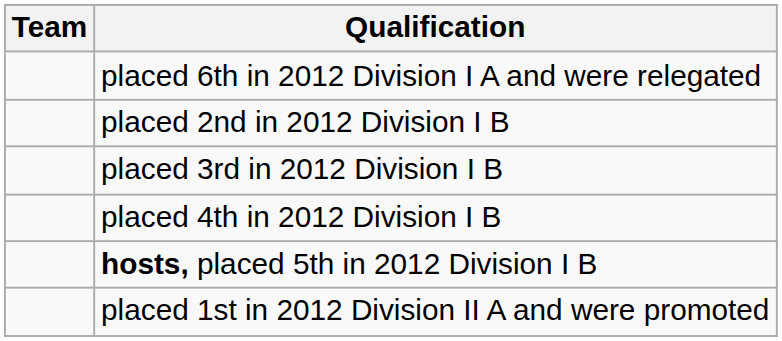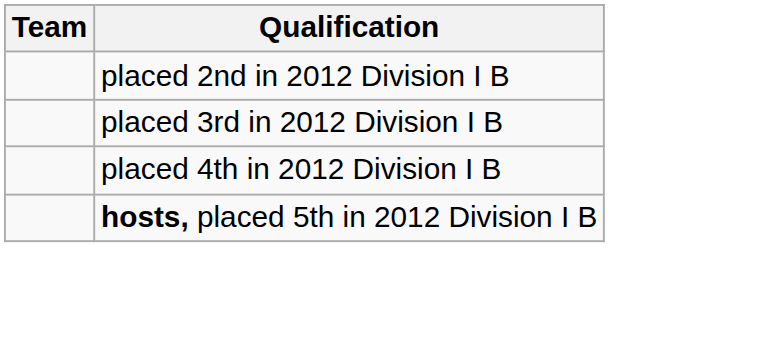- row: (431, 75)
- row: (435, 311)
